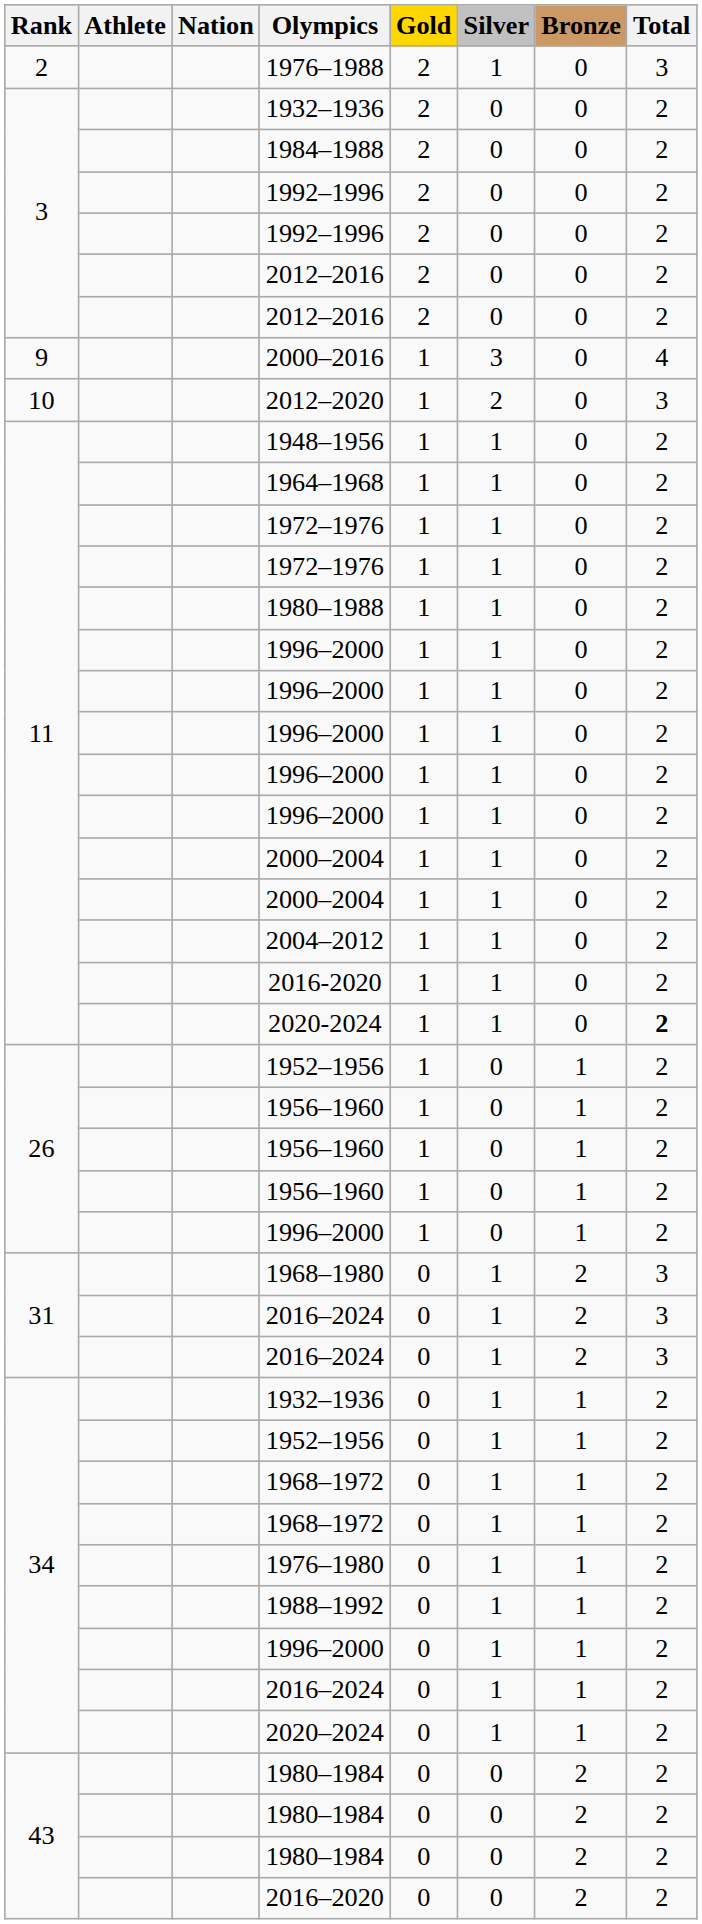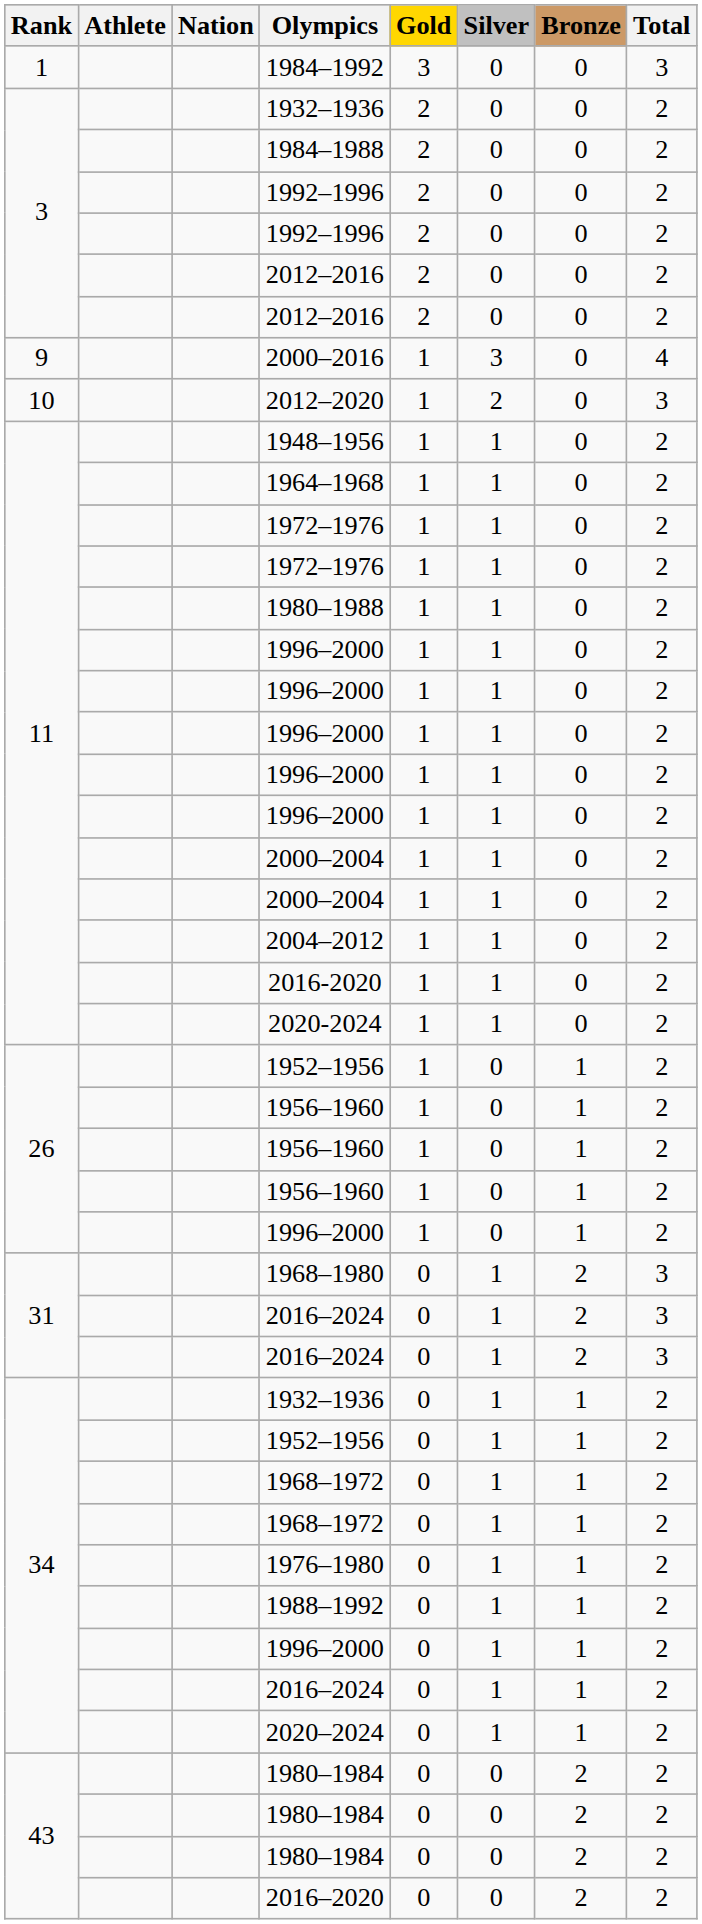+ row: (41, 66)
- row: (41, 66)
(662, 1024) bold -> (662, 1024) normal
